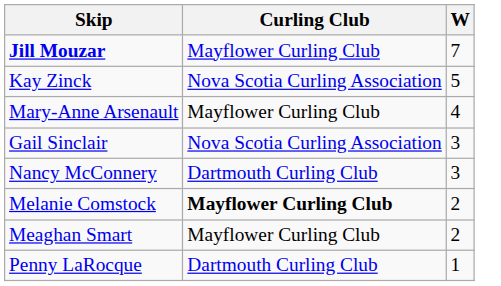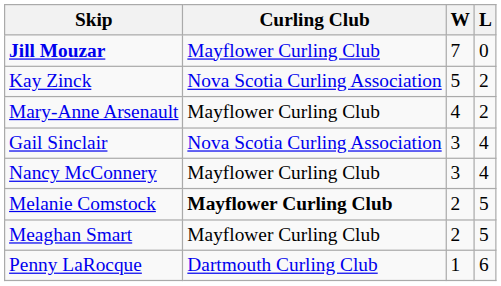+ column: (485, 19)
(283, 173) Dartmouth Curling Club -> (284, 173) Mayflower Curling Club
